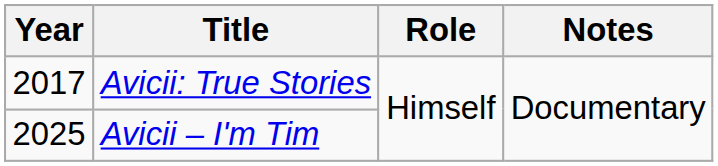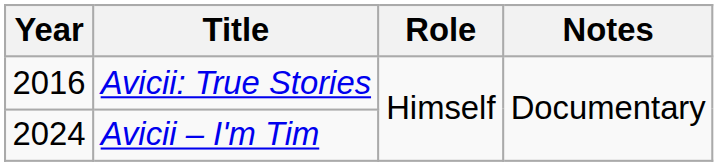(49, 82) 2017 -> (49, 82) 2016
(49, 134) 2025 -> (49, 134) 2024
